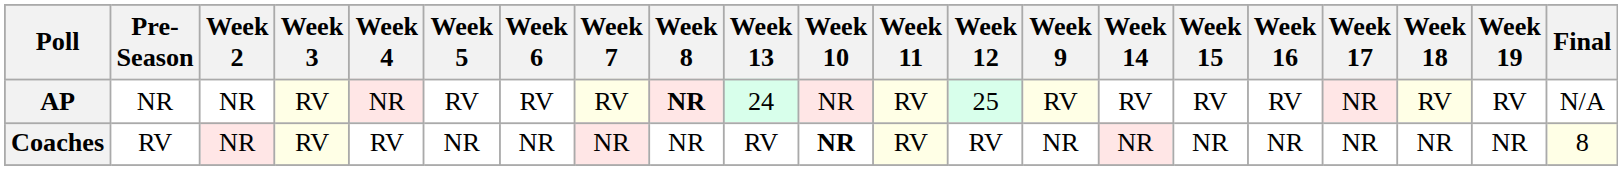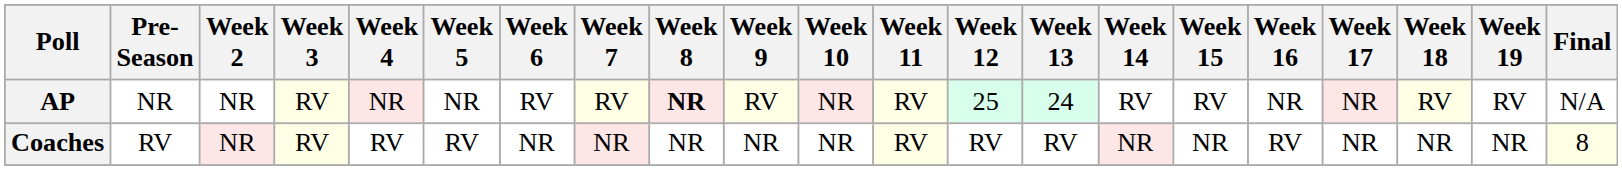columns swapped: (1061, 41) <-> (761, 41)
(462, 100) RV -> (462, 100) NR
(1285, 100) RV -> (1285, 100) NR
(462, 143) NR -> (462, 143) RV
(836, 143) bold -> (836, 143) normal
(1285, 143) NR -> (1285, 143) RV
